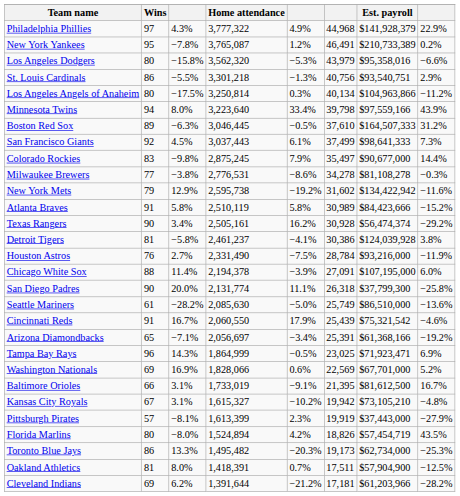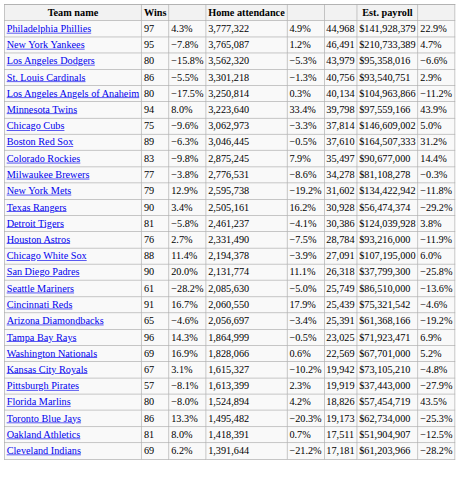(431, 45) 0.2% -> (431, 45) 4.7%
+ row: (36, 126)
- row: (50, 142)
(436, 191) −11.6% -> (436, 191) −11.8%
- row: (37, 207)
(185, 337) −7.1% -> (185, 321) −4.6%
- row: (44, 386)
(385, 467) $57,904,900 -> (385, 434) $51,904,907
